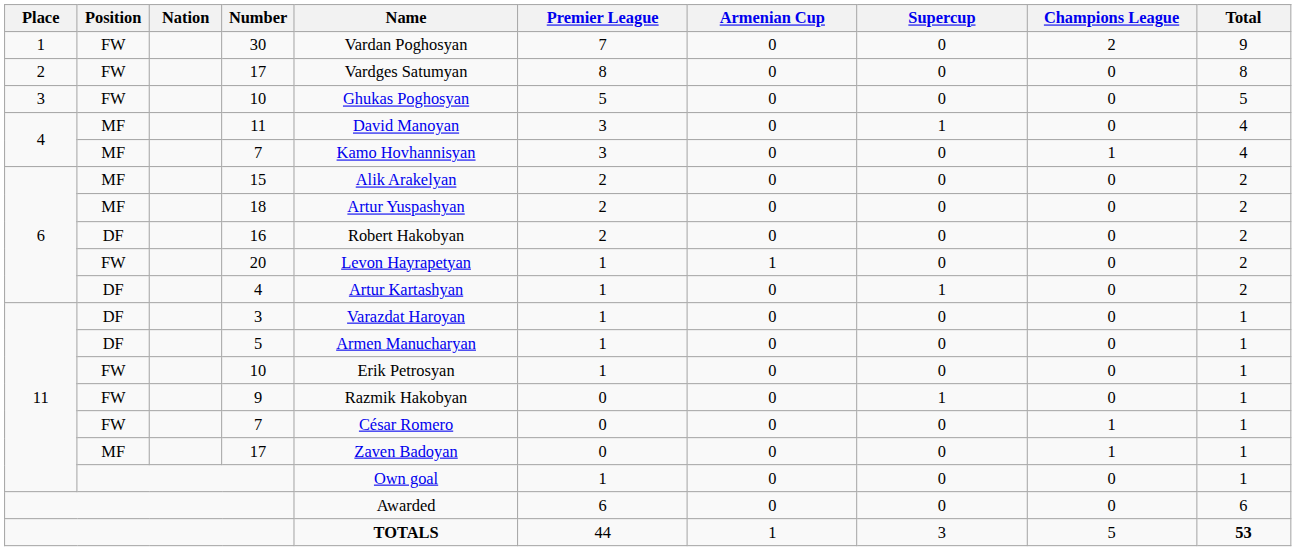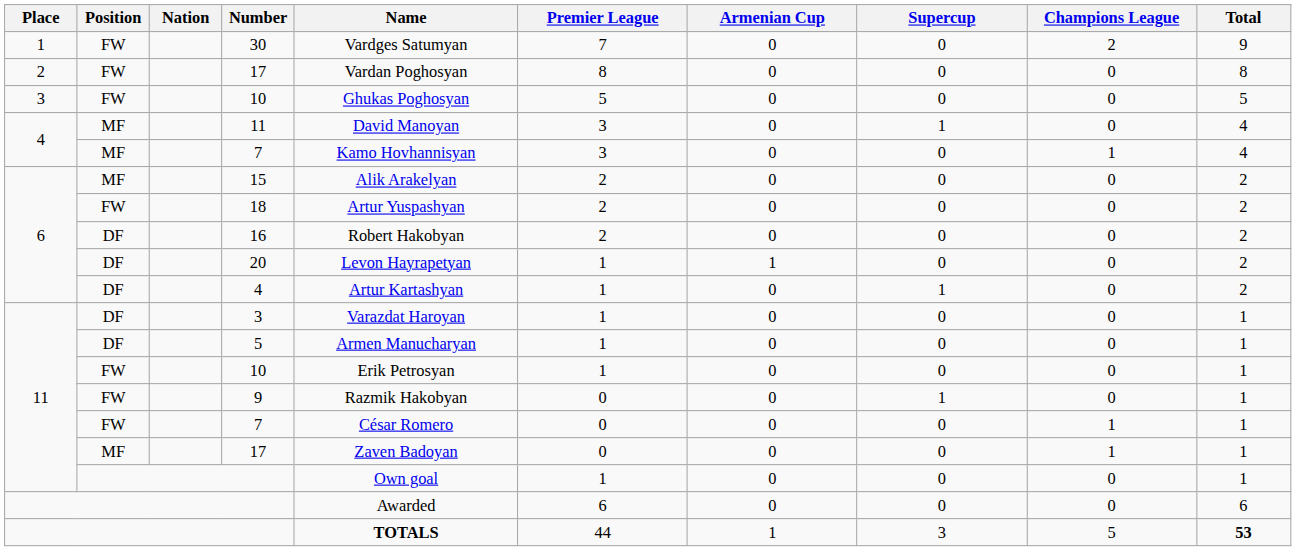(406, 45) Vardan Poghosyan -> (406, 45) Vardges Satumyan
(406, 72) Vardges Satumyan -> (406, 72) Vardan Poghosyan
(113, 207) MF -> (113, 207) FW
(113, 261) FW -> (113, 261) DF
